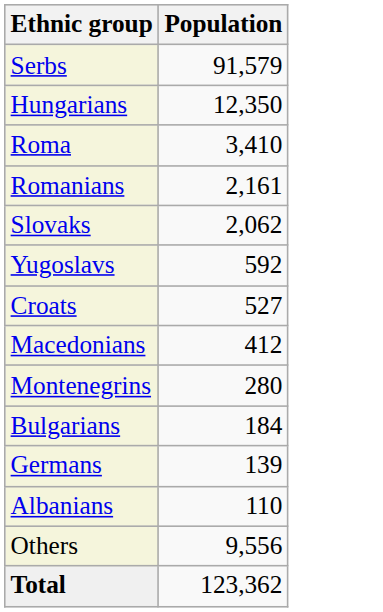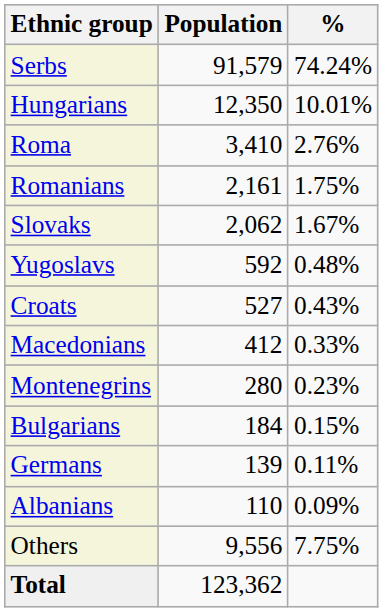+ column: (333, 24)
